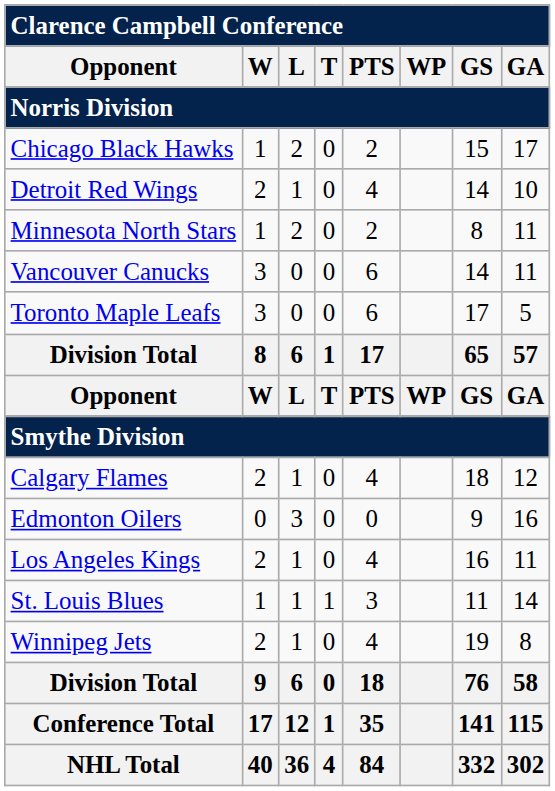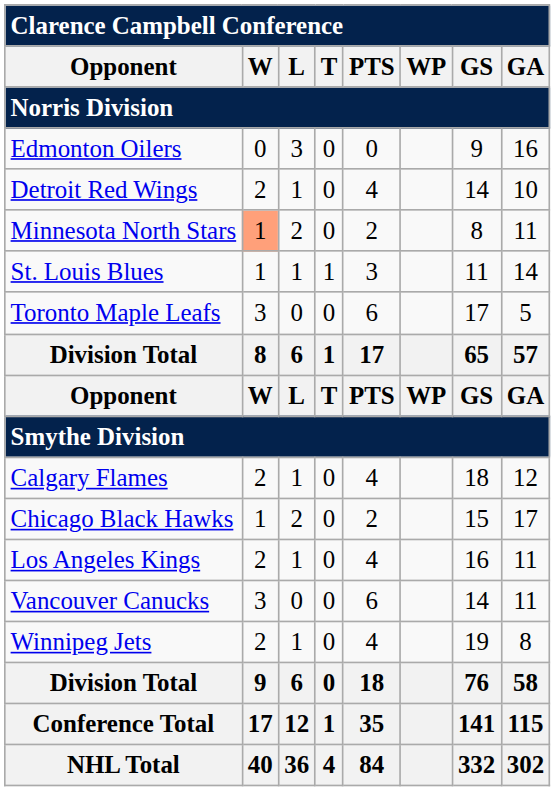rows swapped: (122, 148) <-> (96, 518)
(260, 230) no background -> (260, 230) lightsalmon background
rows swapped: (87, 600) <-> (110, 271)
